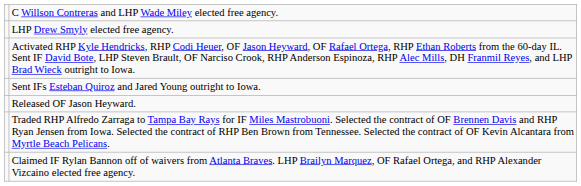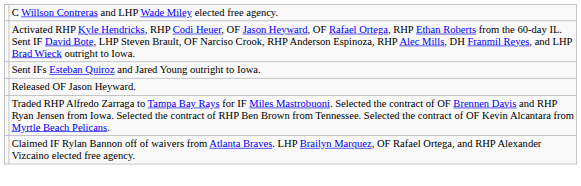- row: (93, 29)
